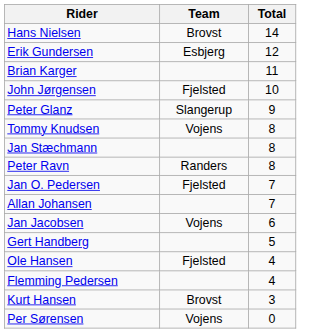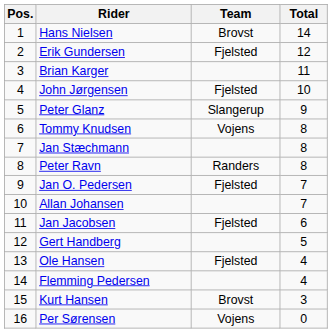+ column: (20, 14)
(204, 52) Esbjerg -> (236, 52) Fjelsted
(204, 223) Vojens -> (236, 223) Fjelsted
